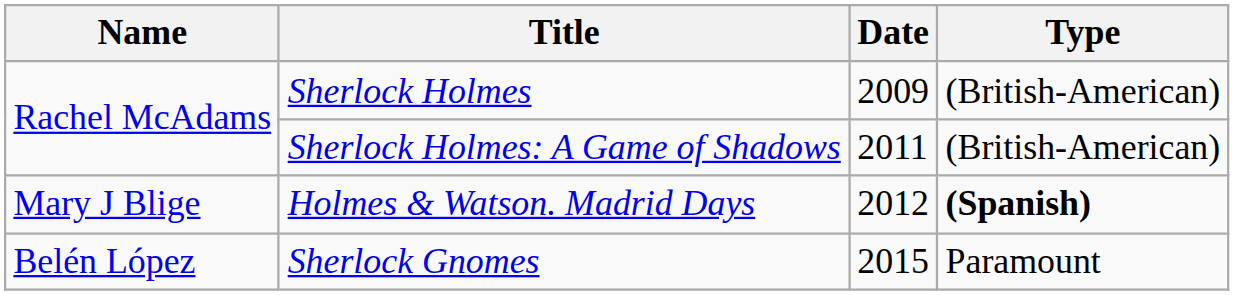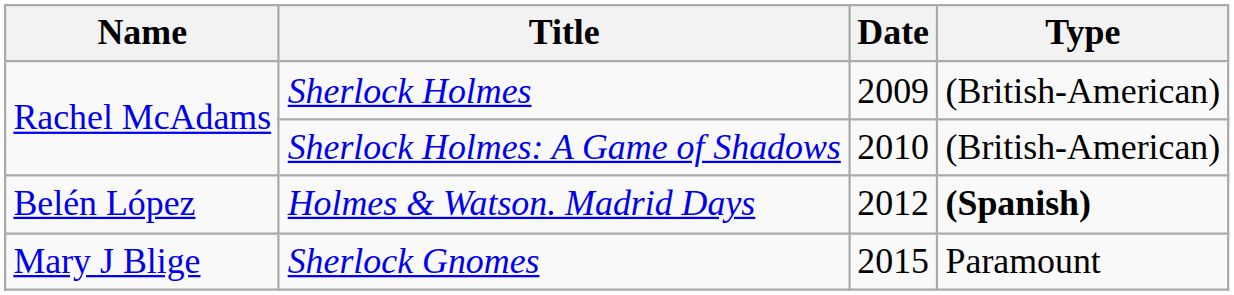(893, 146) 2011 -> (893, 146) 2010
(107, 203) Mary J Blige -> (104, 203) Belén López
(104, 260) Belén López -> (107, 260) Mary J Blige
